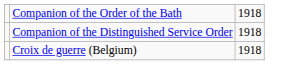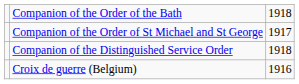+ row: (138, 32)
(250, 50) 1918 -> (280, 69) 1916
